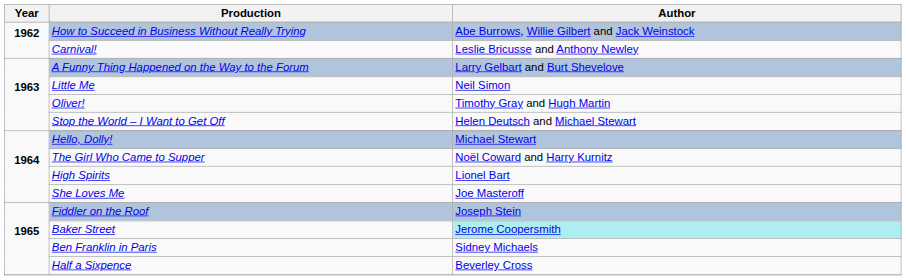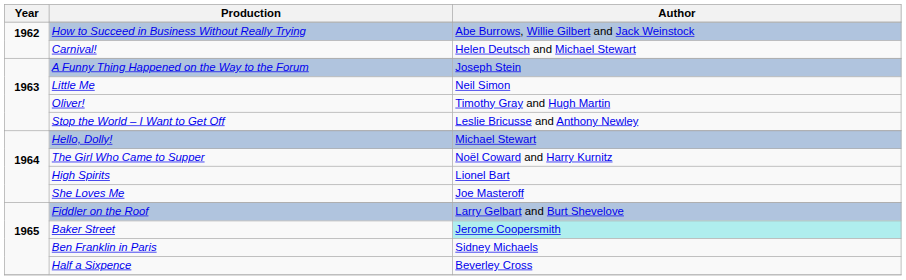(547, 49) Leslie Bricusse and Anthony Newley -> (546, 49) Helen Deutsch and Michael Stewart
(540, 67) Larry Gelbart and Burt Shevelove -> (488, 67) Joseph Stein
(546, 121) Helen Deutsch and Michael Stewart -> (547, 121) Leslie Bricusse and Anthony Newley
(488, 211) Joseph Stein -> (540, 211) Larry Gelbart and Burt Shevelove
